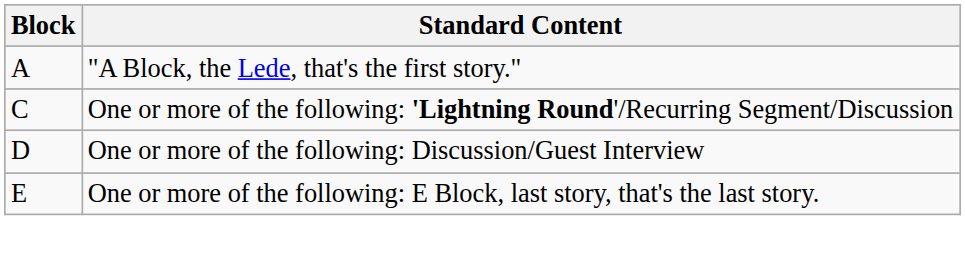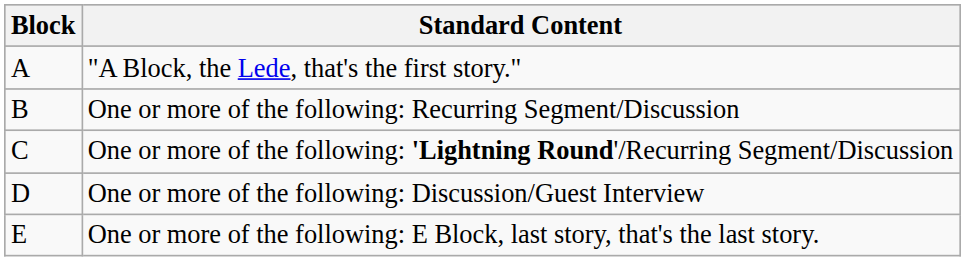+ row: (414, 109)
